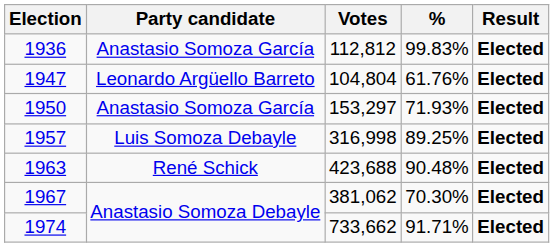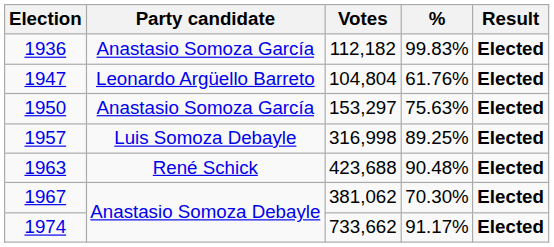(363, 49) 112,812 -> (363, 49) 112,182
(437, 108) 71.93% -> (437, 108) 75.63%
(437, 227) 91.71% -> (437, 227) 91.17%
